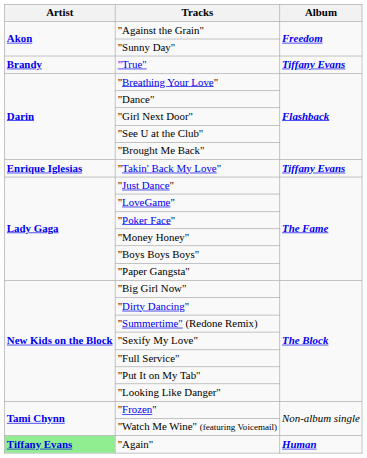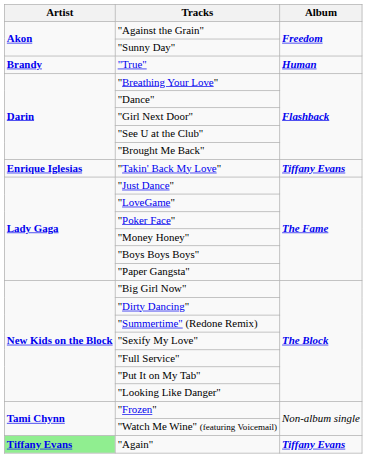(314, 64) Tiffany Evans -> (299, 64) Human
(299, 444) Human -> (314, 444) Tiffany Evans
